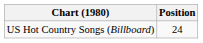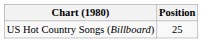(177, 29) 24 -> (177, 29) 25
